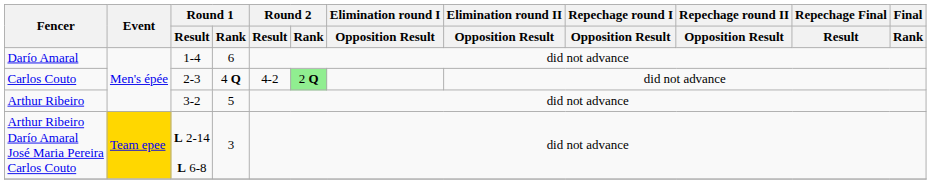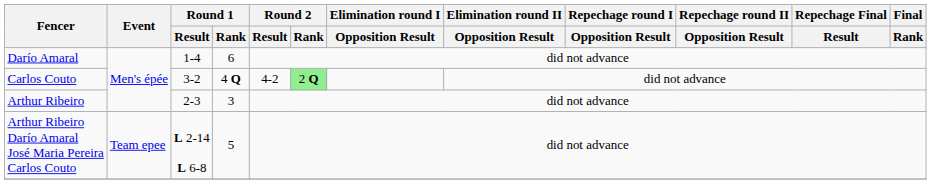(192, 79) 2-3 -> (192, 79) 3-2
(192, 101) 3-2 -> (192, 101) 2-3
(231, 101) 5 -> (231, 101) 3
(138, 145) gold background -> (138, 145) no background
(231, 145) 3 -> (231, 145) 5
